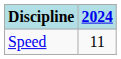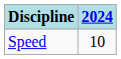(97, 41) 11 -> (97, 41) 10
